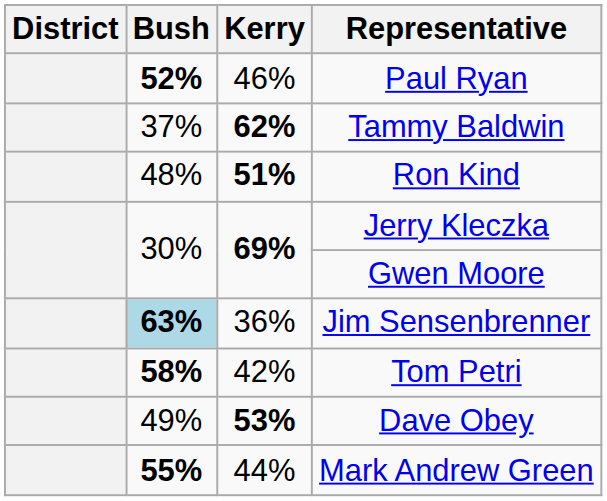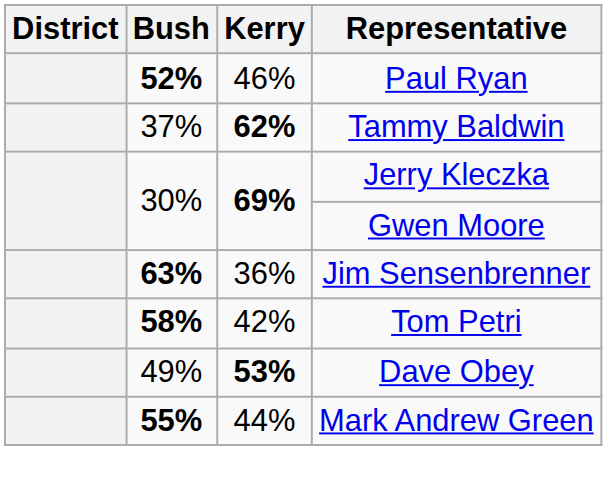- row: (456, 175)
(171, 322) lightblue background -> (171, 273) no background
